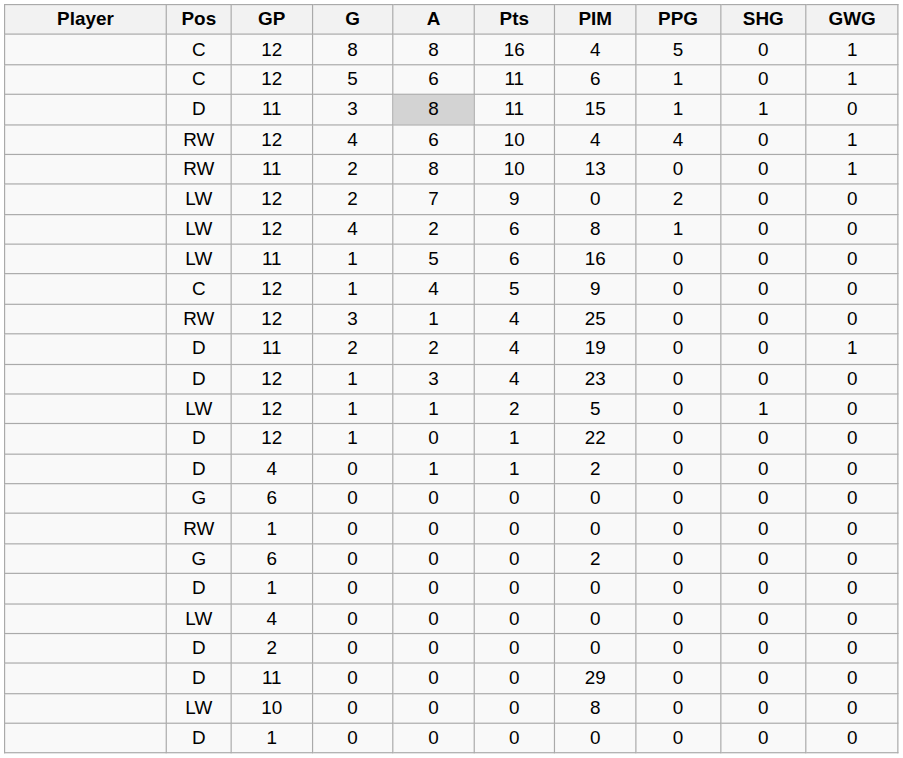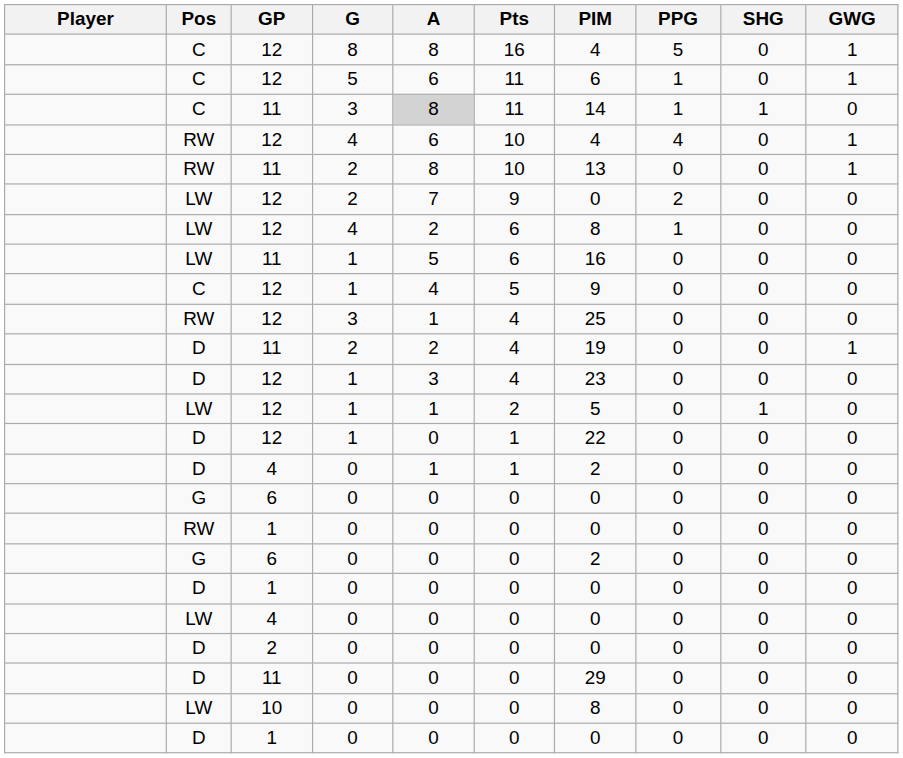(199, 109) D -> (199, 109) C
(595, 109) 15 -> (595, 109) 14
